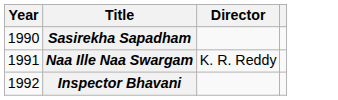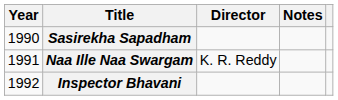+ column: (303, 15)
